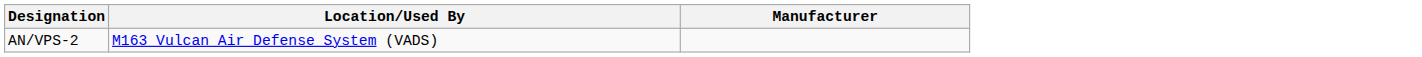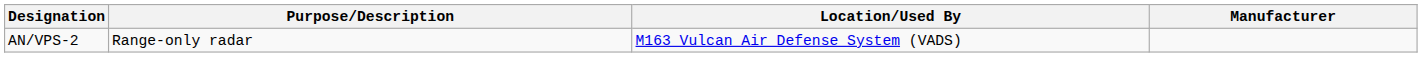+ column: (370, 17)
